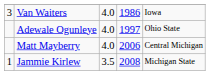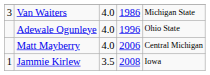(153, 12) Iowa -> (170, 12) Michigan State
(130, 29) 1997 -> (130, 29) 1996
(170, 62) Michigan State -> (153, 62) Iowa
